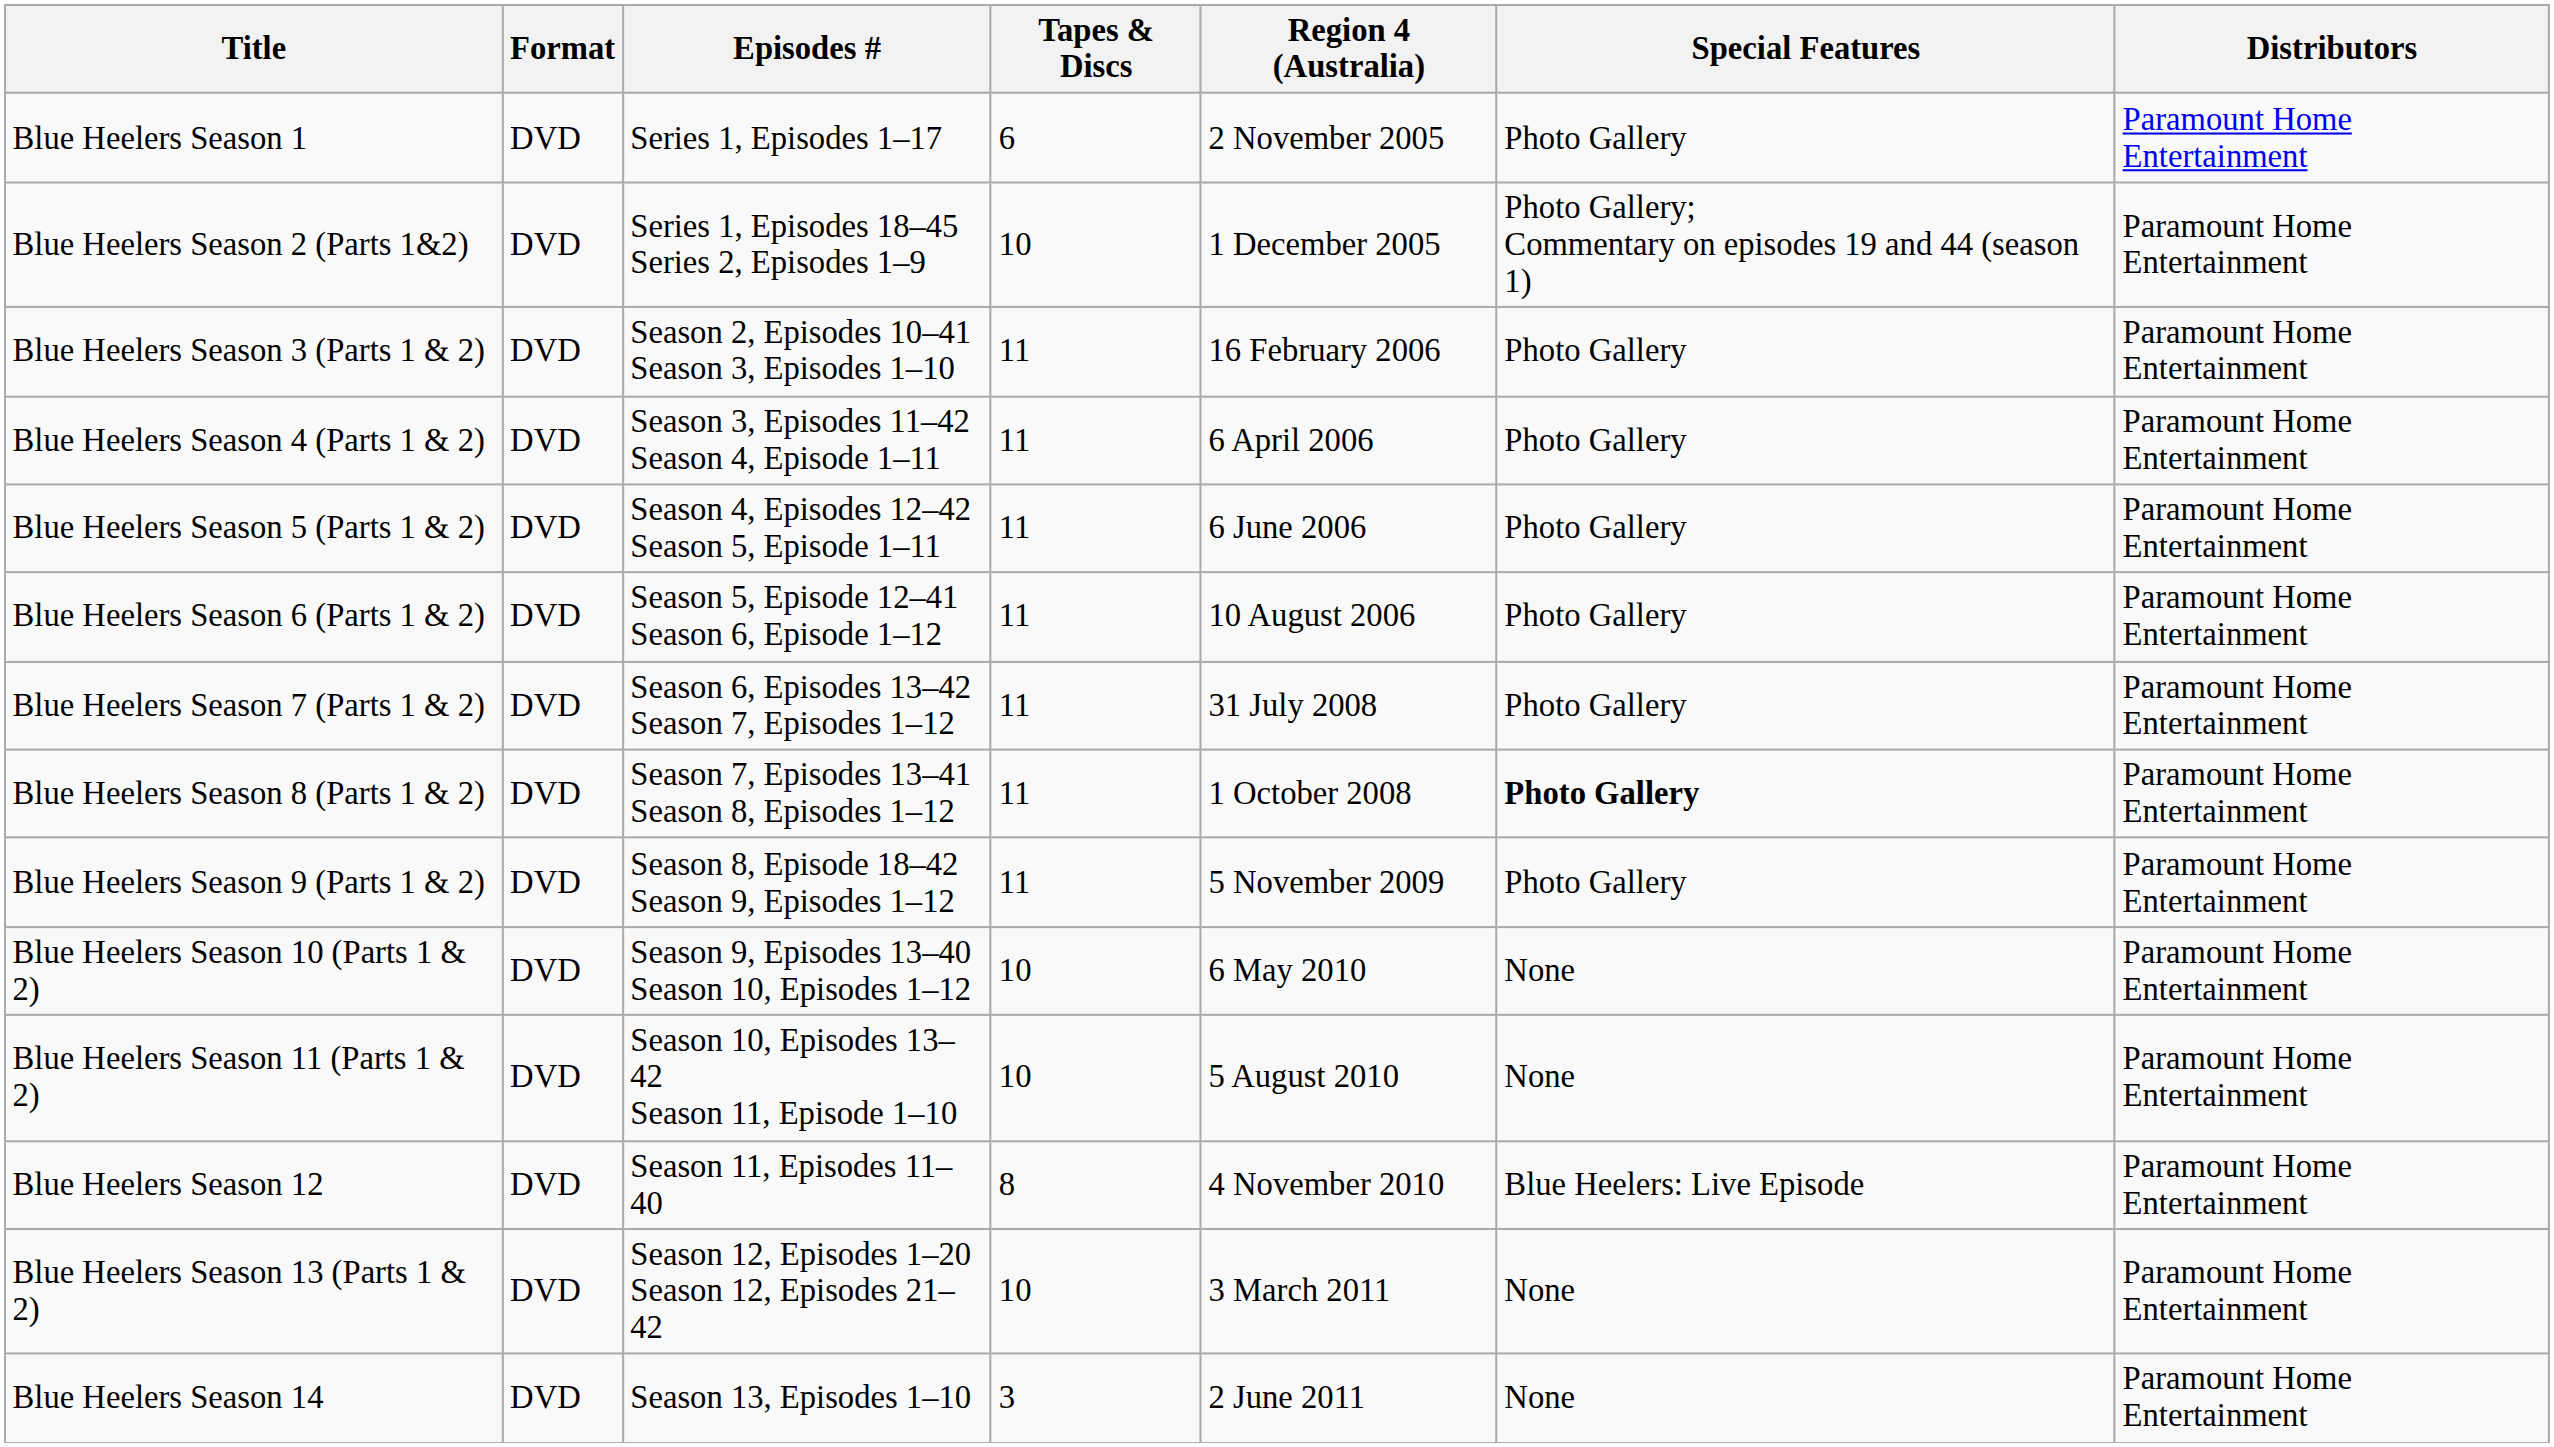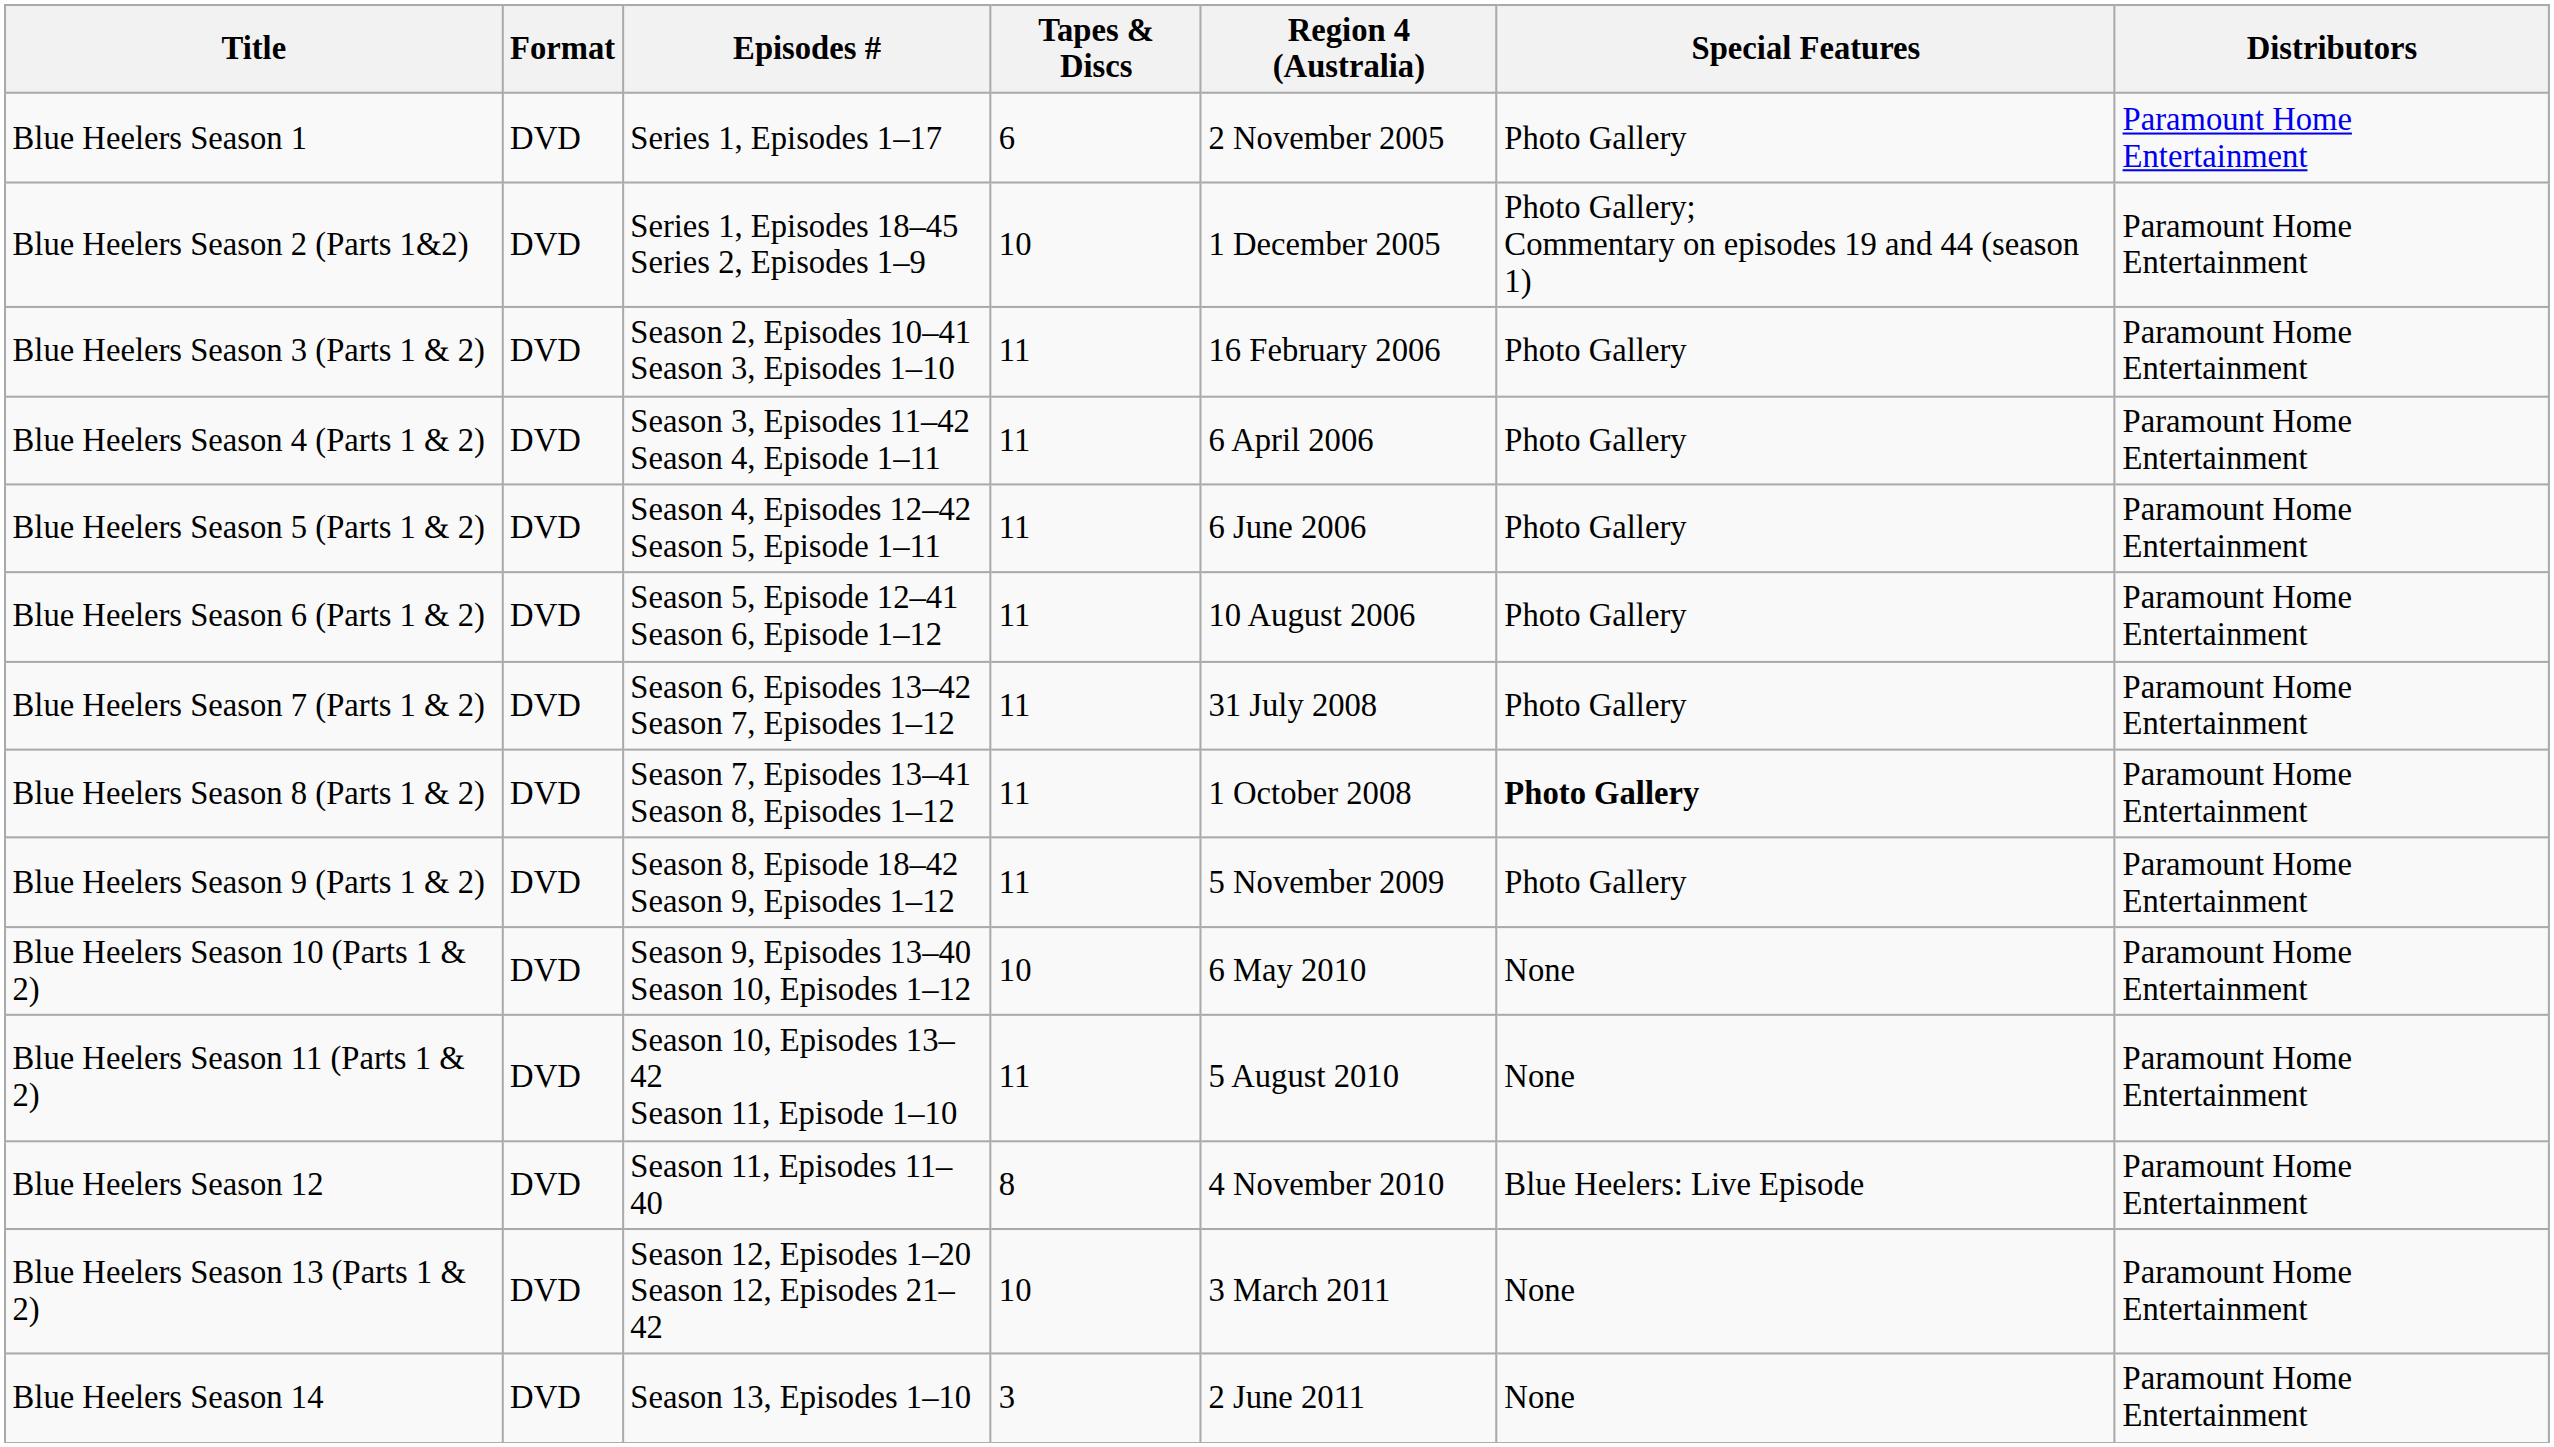(1015, 1077) 10 -> (1015, 1077) 11
